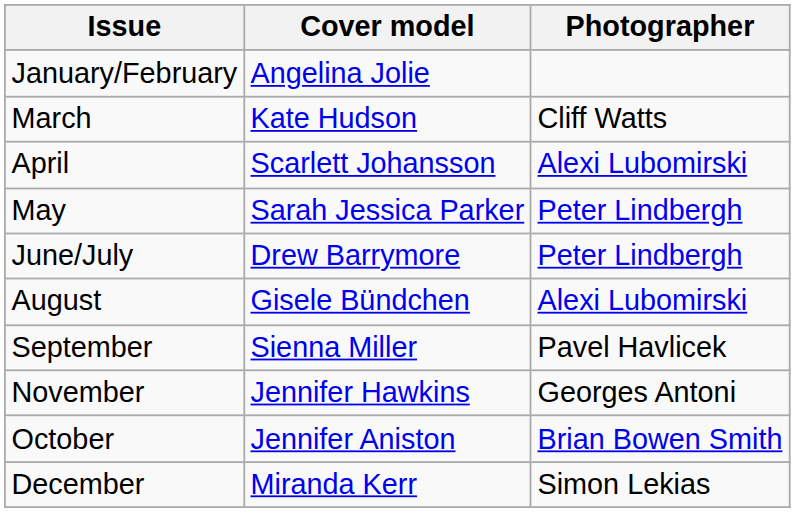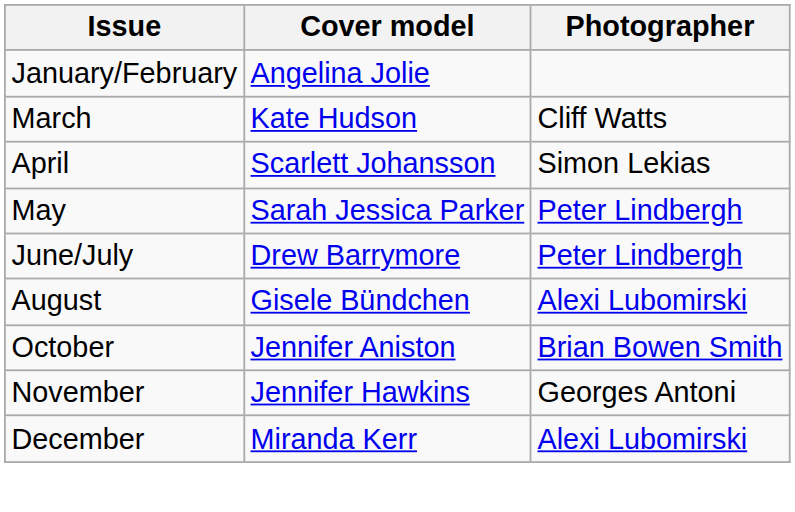(642, 164) Alexi Lubomirski -> (624, 164) Simon Lekias
- row: (82, 347)
rows swapped: (63, 438) <-> (78, 392)
(624, 484) Simon Lekias -> (642, 438) Alexi Lubomirski
